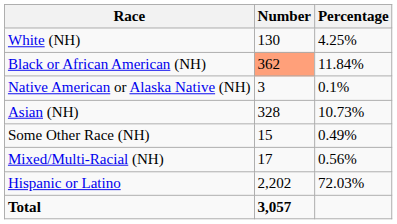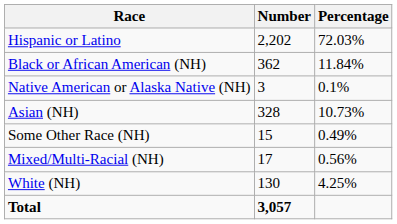rows swapped: (44, 40) <-> (64, 183)
(269, 64) lightsalmon background -> (269, 64) no background
